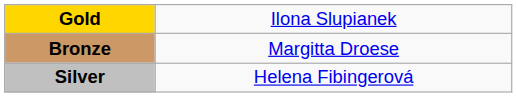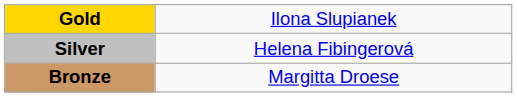rows swapped: (80, 77) <-> (80, 48)
